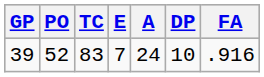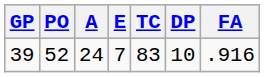columns swapped: (148, 22) <-> (91, 22)
